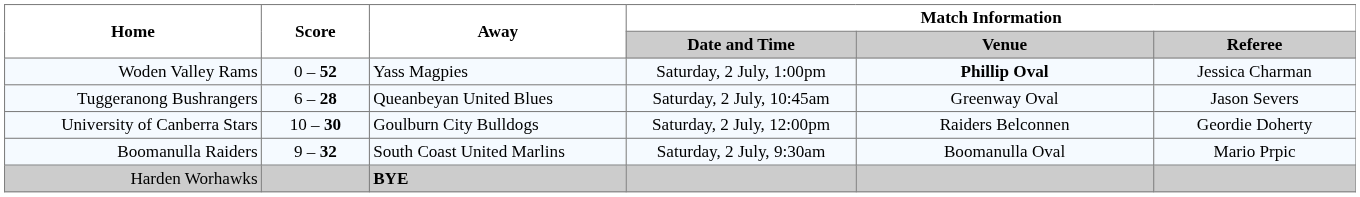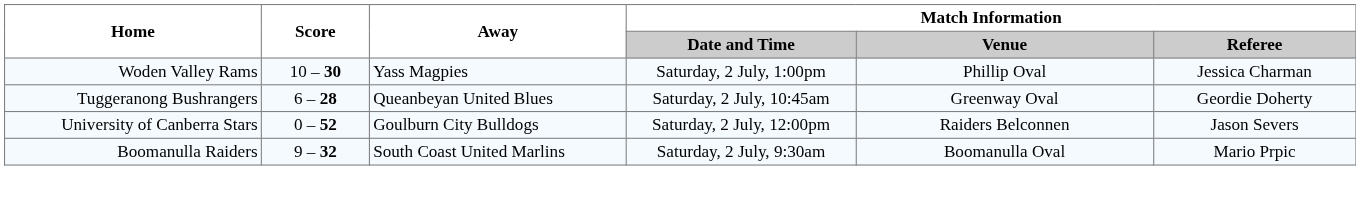(315, 71) 0 – 52 -> (315, 71) 10 – 30
(1005, 71) bold -> (1005, 71) normal
(1255, 98) Jason Severs -> (1255, 98) Geordie Doherty
(315, 124) 10 – 30 -> (315, 124) 0 – 52
(1255, 124) Geordie Doherty -> (1255, 124) Jason Severs
- row: (194, 178)
